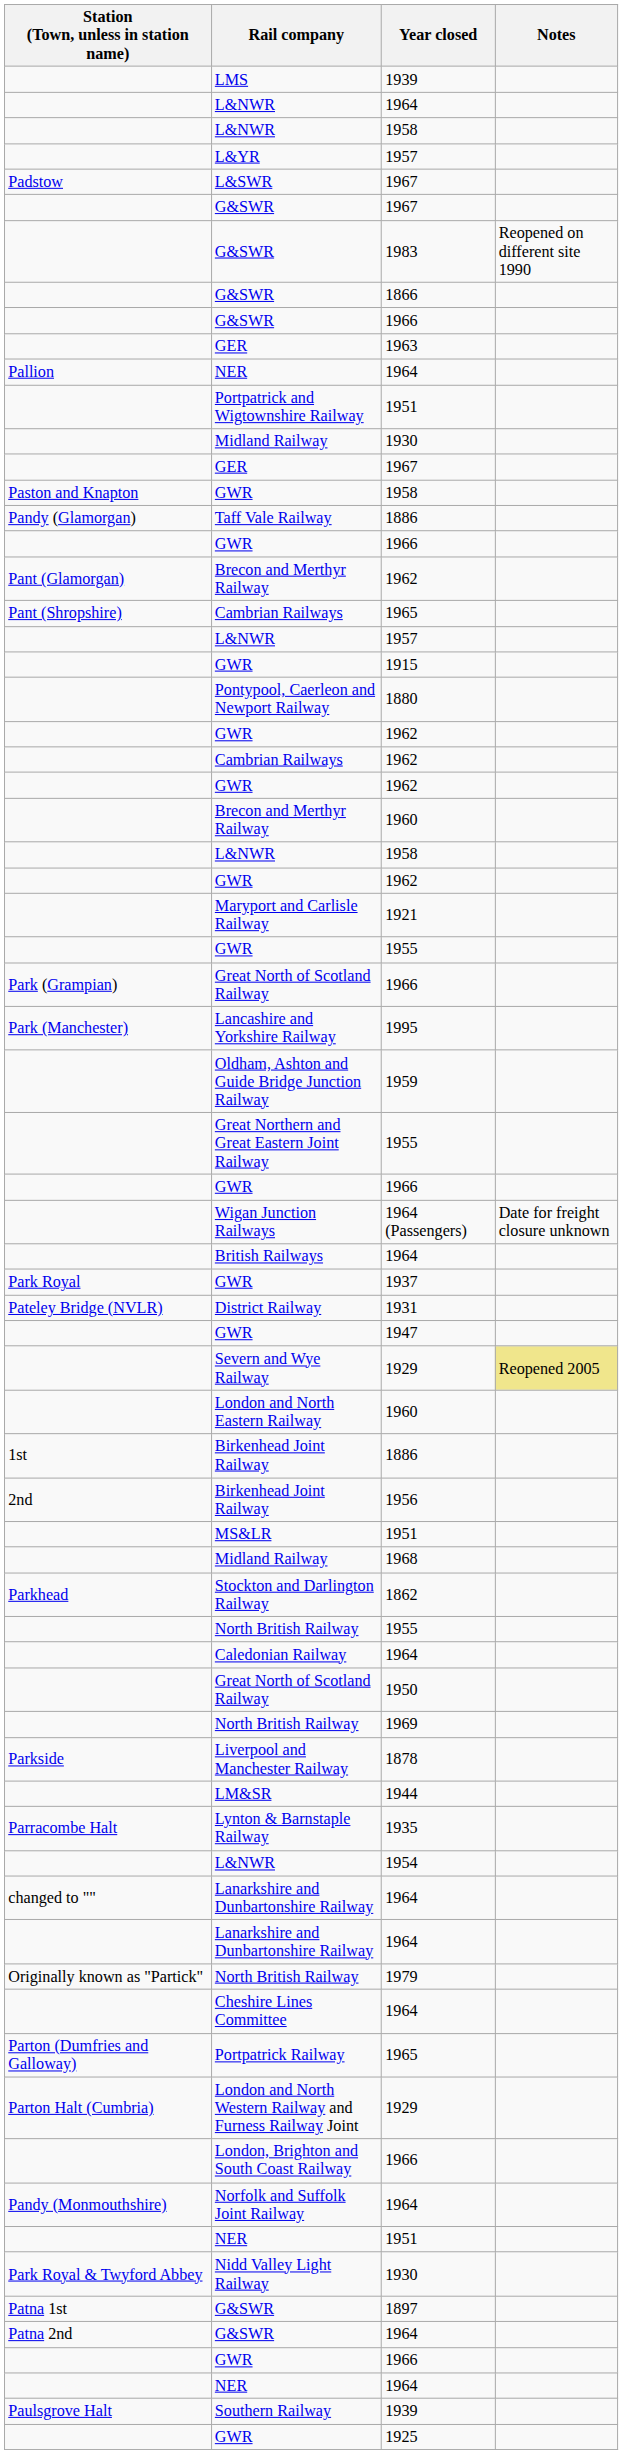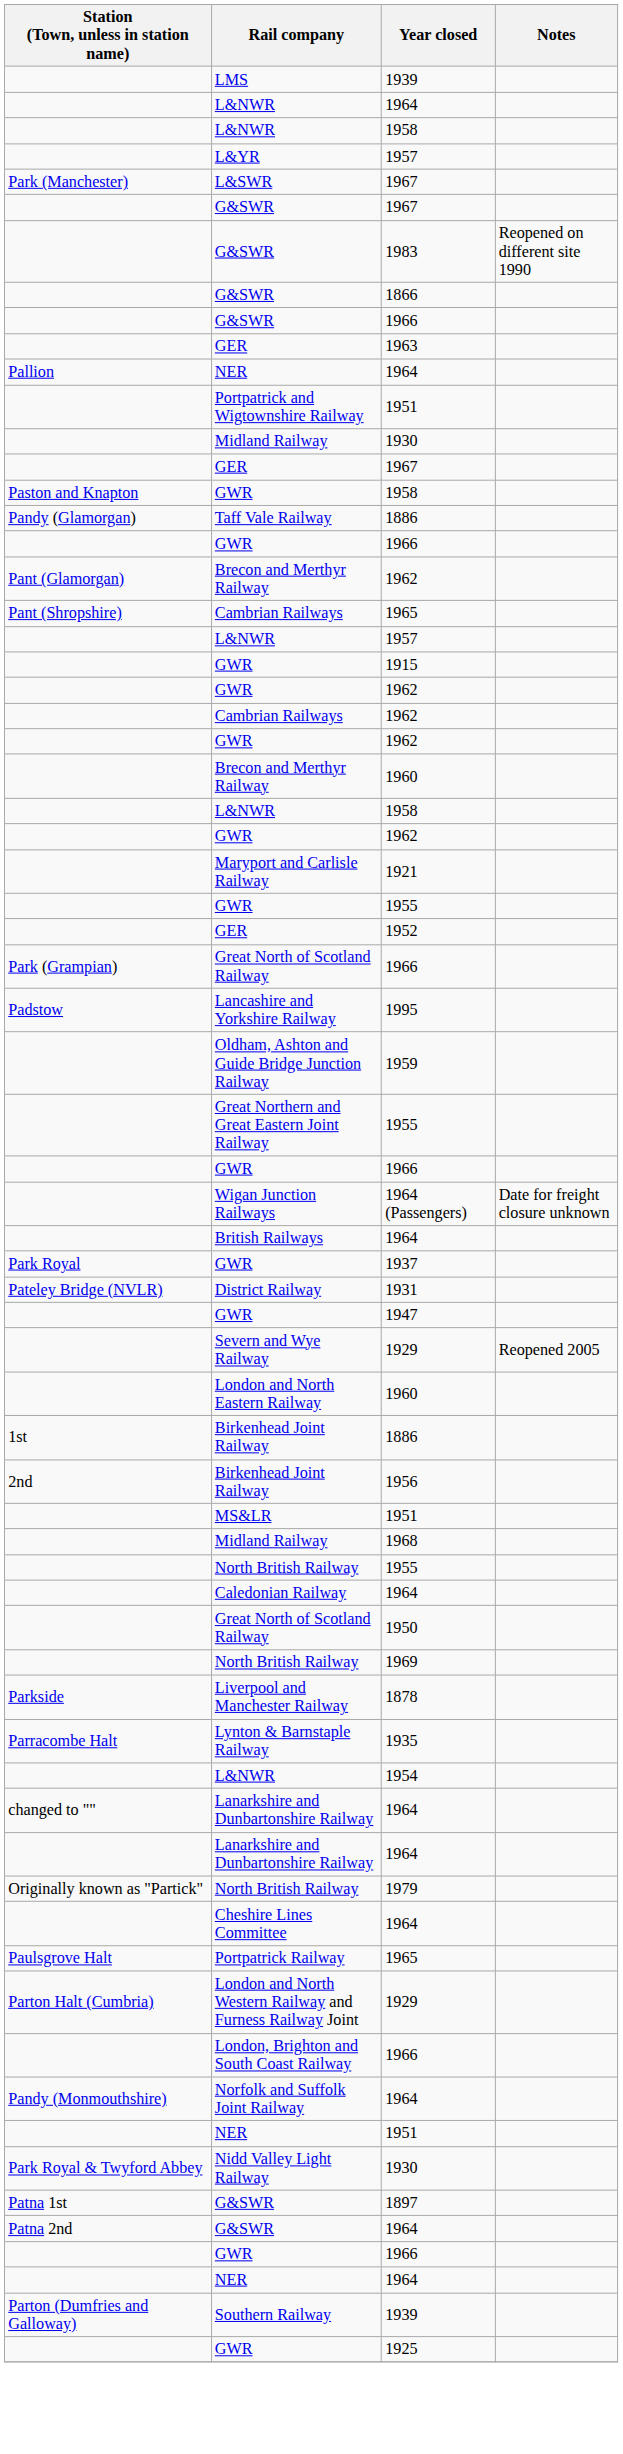(36, 181) Padstow -> (68, 181) Park (Manchester)
- row: (295, 699)
+ row: (231, 931)
(68, 1028) Park (Manchester) -> (36, 1010) Padstow
(549, 1368) khaki background -> (549, 1349) no background
- row: (294, 1594)
- row: (243, 1793)
(78, 2054) Parton (Dumfries and Galloway) -> (60, 1958) Paulsgrove Halt
(60, 2411) Paulsgrove Halt -> (78, 2314) Parton (Dumfries and Galloway)
